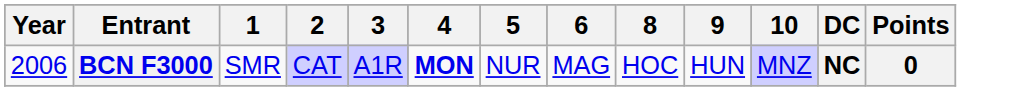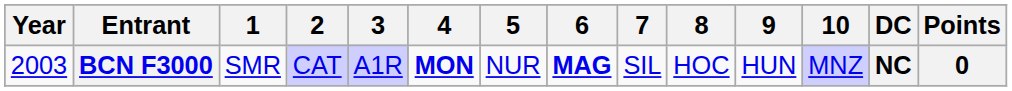+ column: (642, 25)
(39, 65) 2006 -> (39, 65) 2003
(581, 65) normal -> (582, 65) bold
